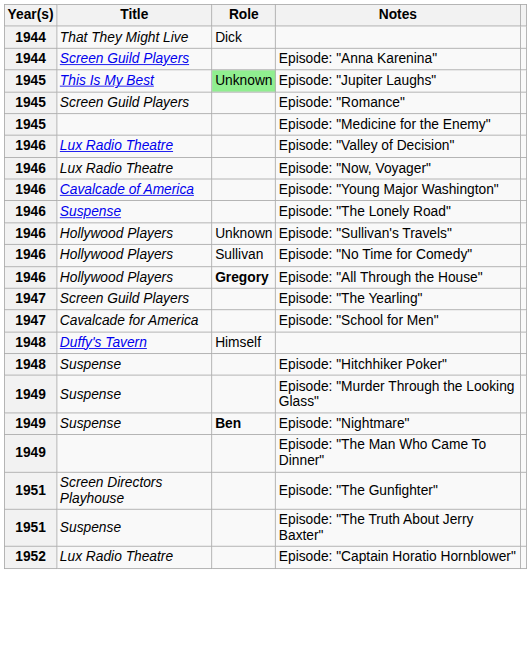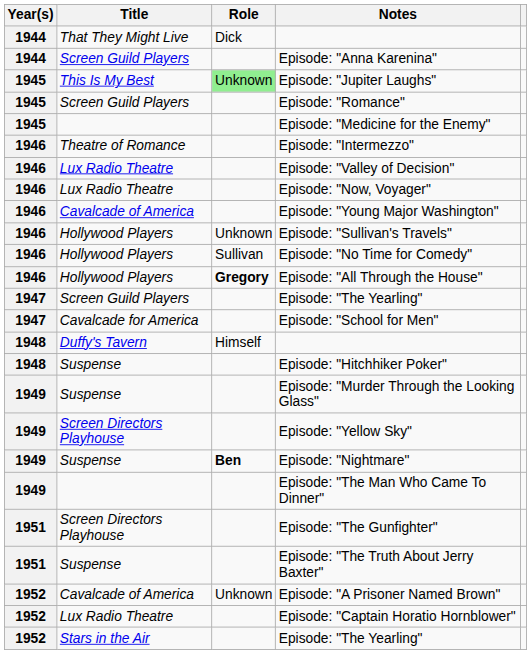+ row: (123, 146)
- row: (90, 211)
+ row: (111, 431)
+ row: (127, 594)
+ row: (105, 638)
